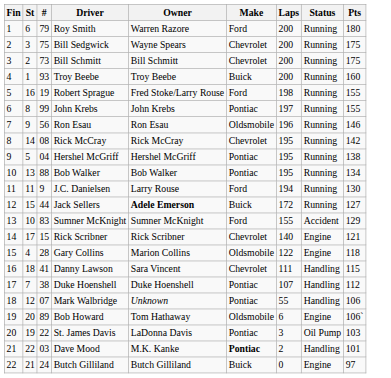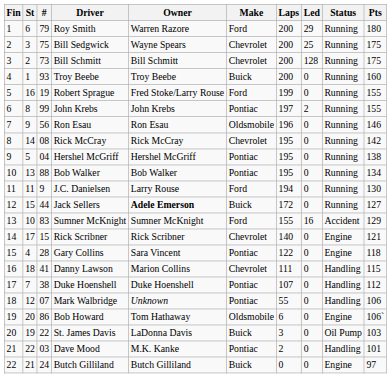+ column: (312, 12)
(286, 92) 198 -> (286, 92) 199
(160, 253) Marion Collins -> (156, 253) Sara Vincent
(251, 253) Oldsmobile -> (243, 253) Pontiac
(156, 269) Sara Vincent -> (160, 269) Marion Collins
(44, 317) 89 -> (44, 317) 86
(243, 333) Pontiac -> (240, 333) Buick
(244, 349) bold -> (243, 349) normal
